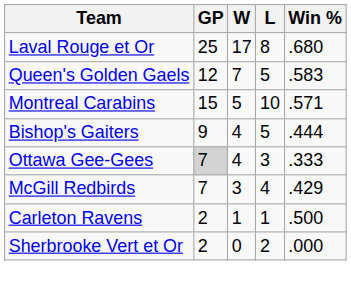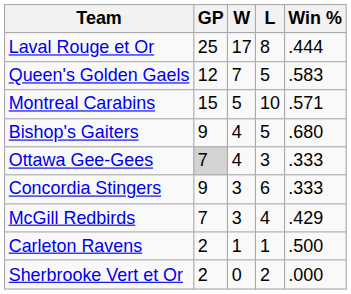(306, 47) .680 -> (306, 47) .444
(306, 132) .444 -> (306, 132) .680
+ row: (85, 189)
